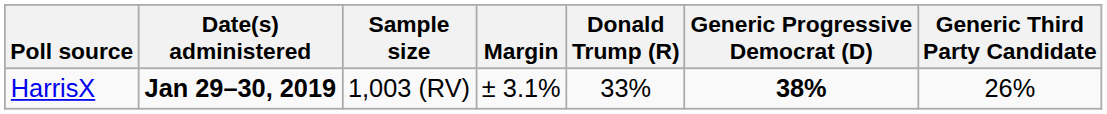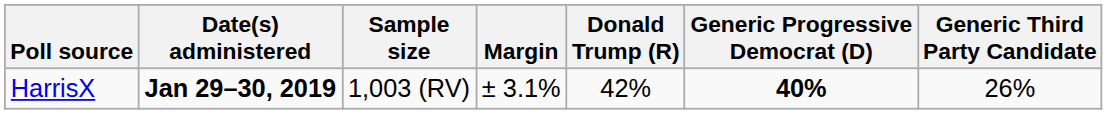(626, 89) 33% -> (626, 89) 42%
(801, 89) 38% -> (801, 89) 40%
